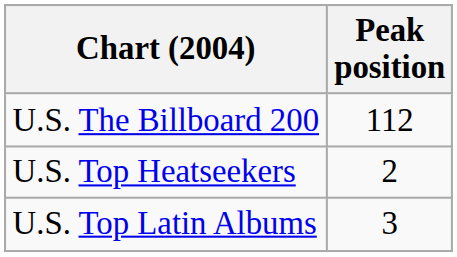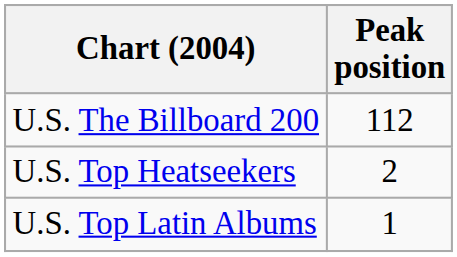(390, 223) 3 -> (390, 223) 1
